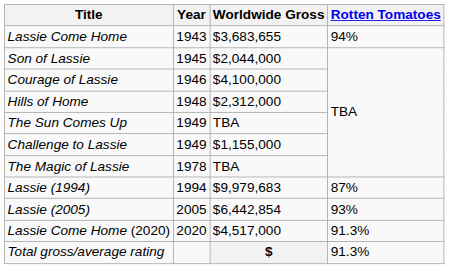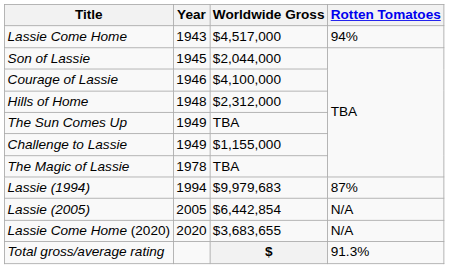(247, 36) $3,683,655 -> (247, 36) $4,517,000
(344, 209) 93% -> (342, 209) N/A
(247, 230) $4,517,000 -> (247, 230) $3,683,655
(350, 230) 91.3% -> (342, 230) N/A
